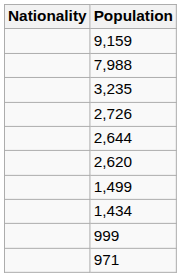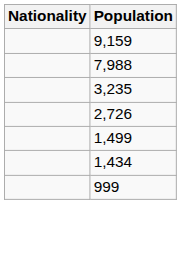- row: (113, 138)
- row: (113, 162)
- row: (106, 260)
